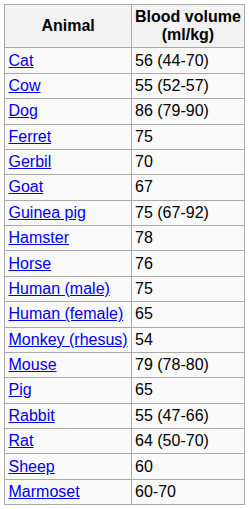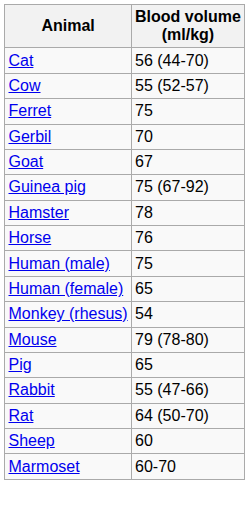- row: (23, 111)
